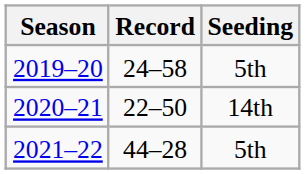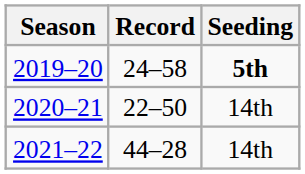(250, 66) normal -> (250, 66) bold
(250, 148) 5th -> (250, 148) 14th
